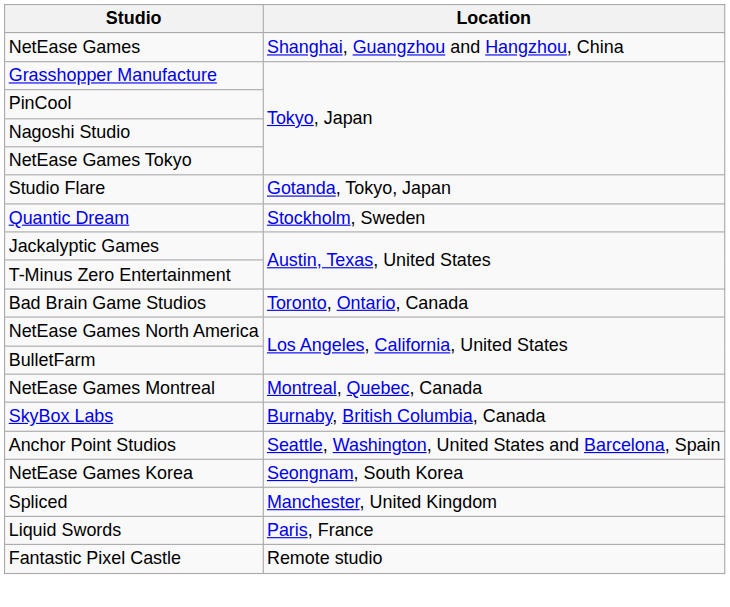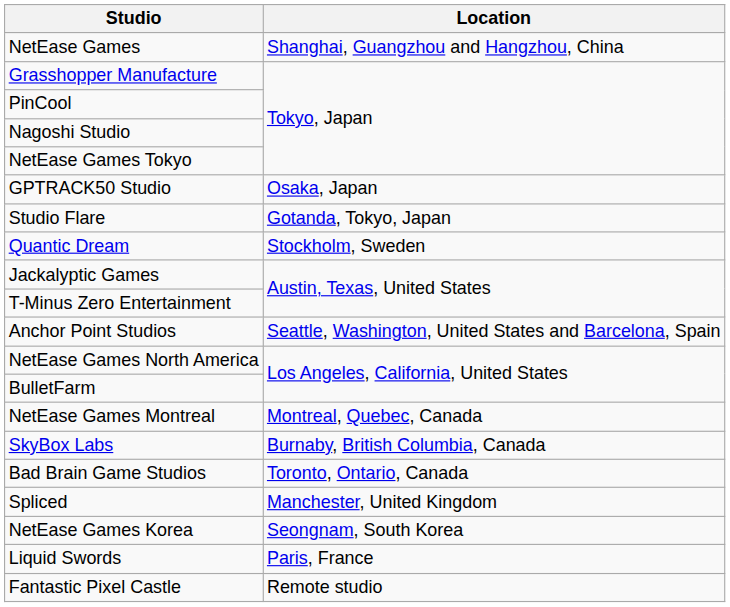+ row: (90, 189)
rows swapped: (92, 445) <-> (107, 302)
rows swapped: (38, 501) <-> (101, 473)
